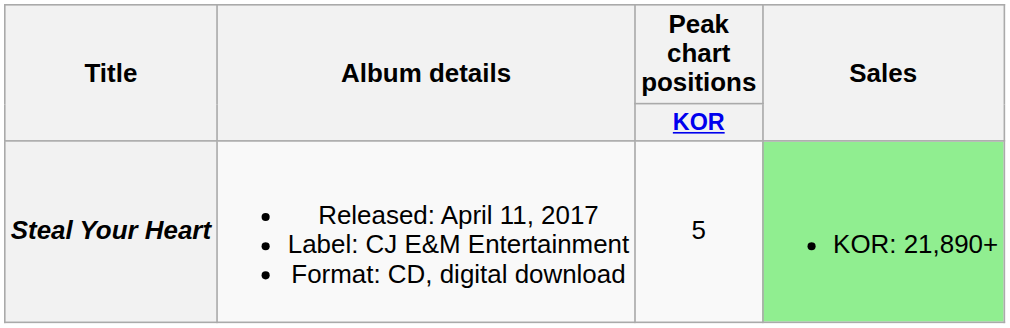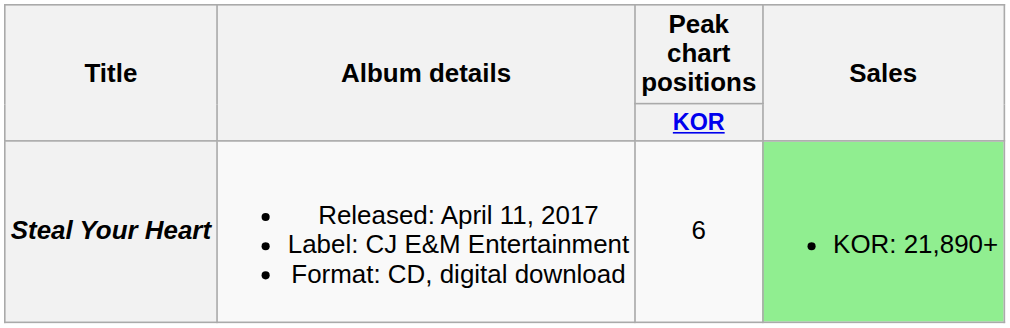(699, 230) 5 -> (699, 230) 6
